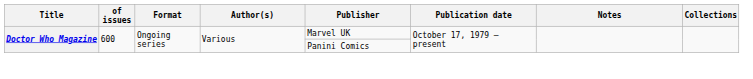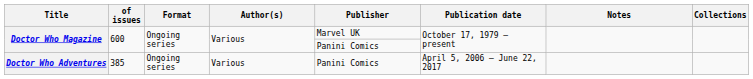+ row: (56, 63)
